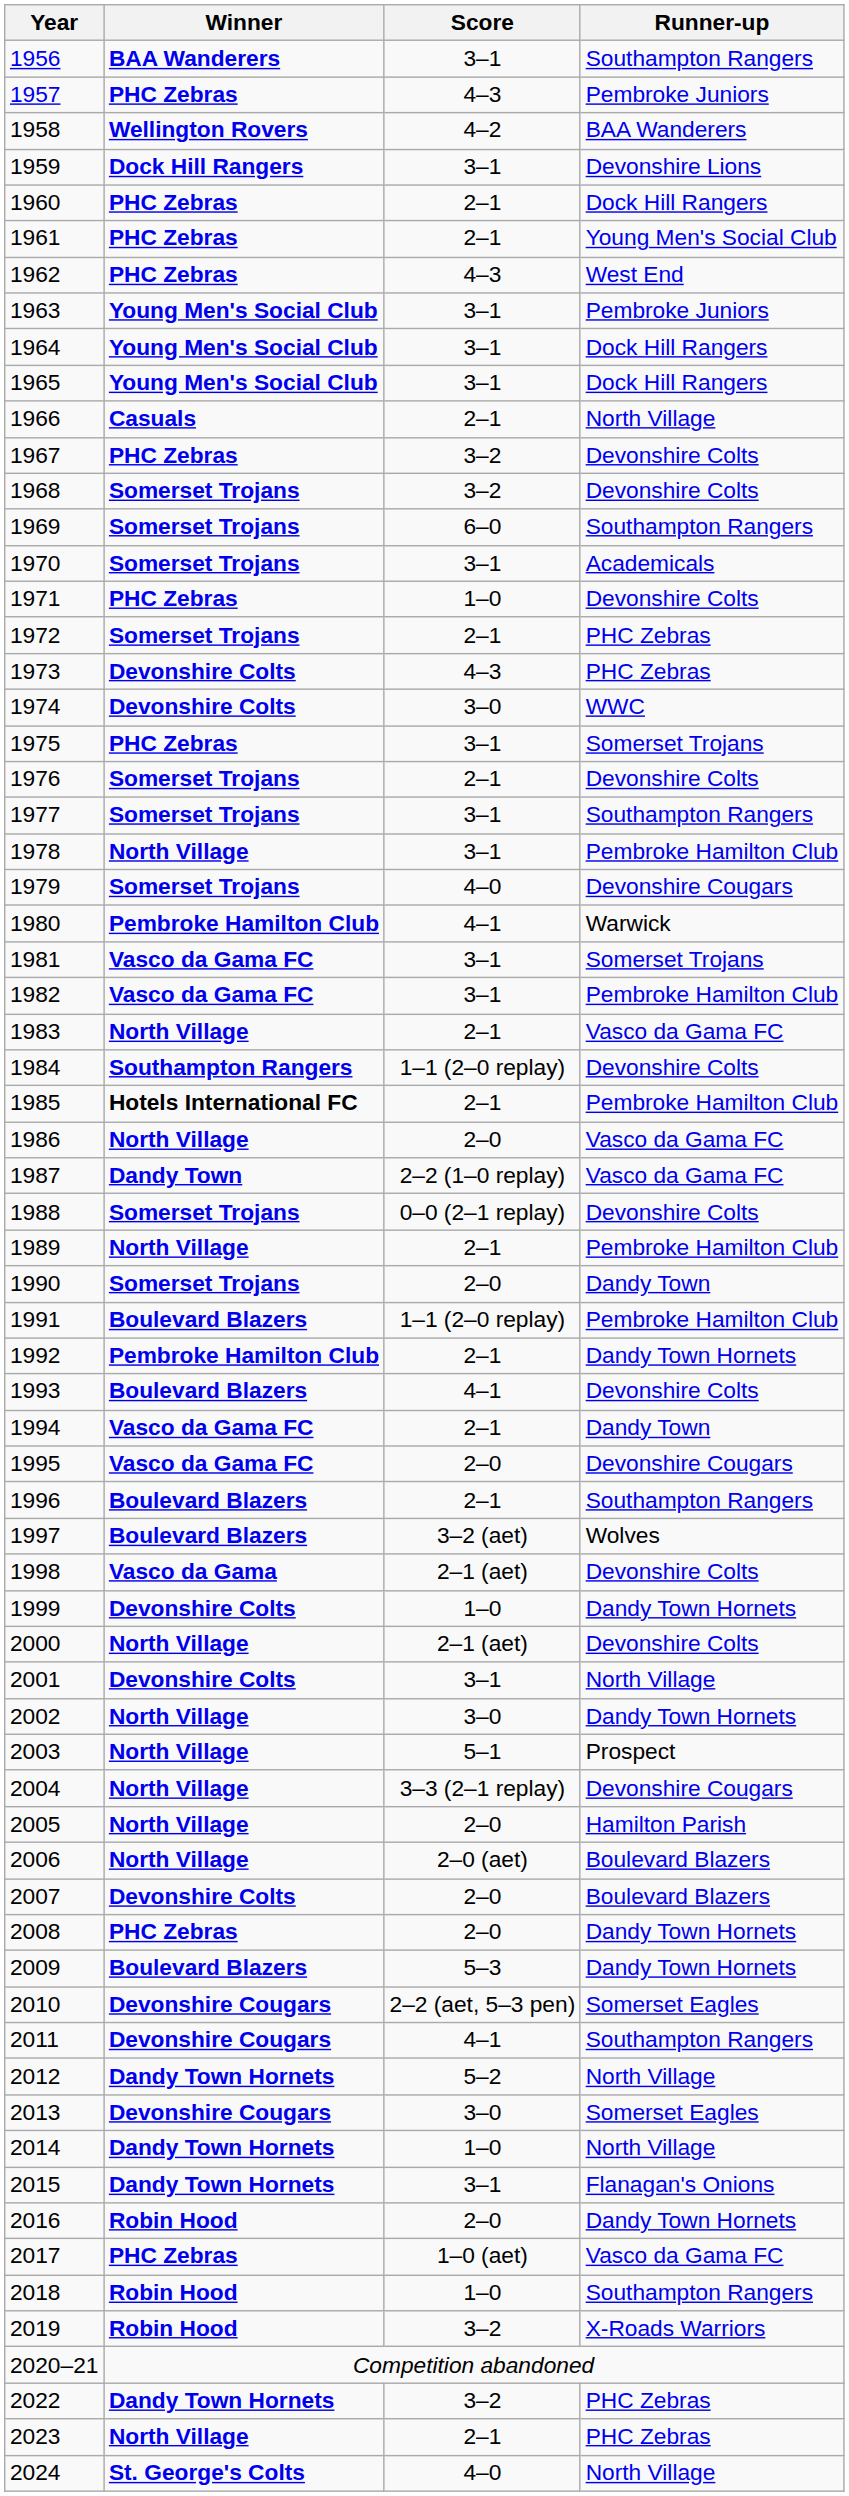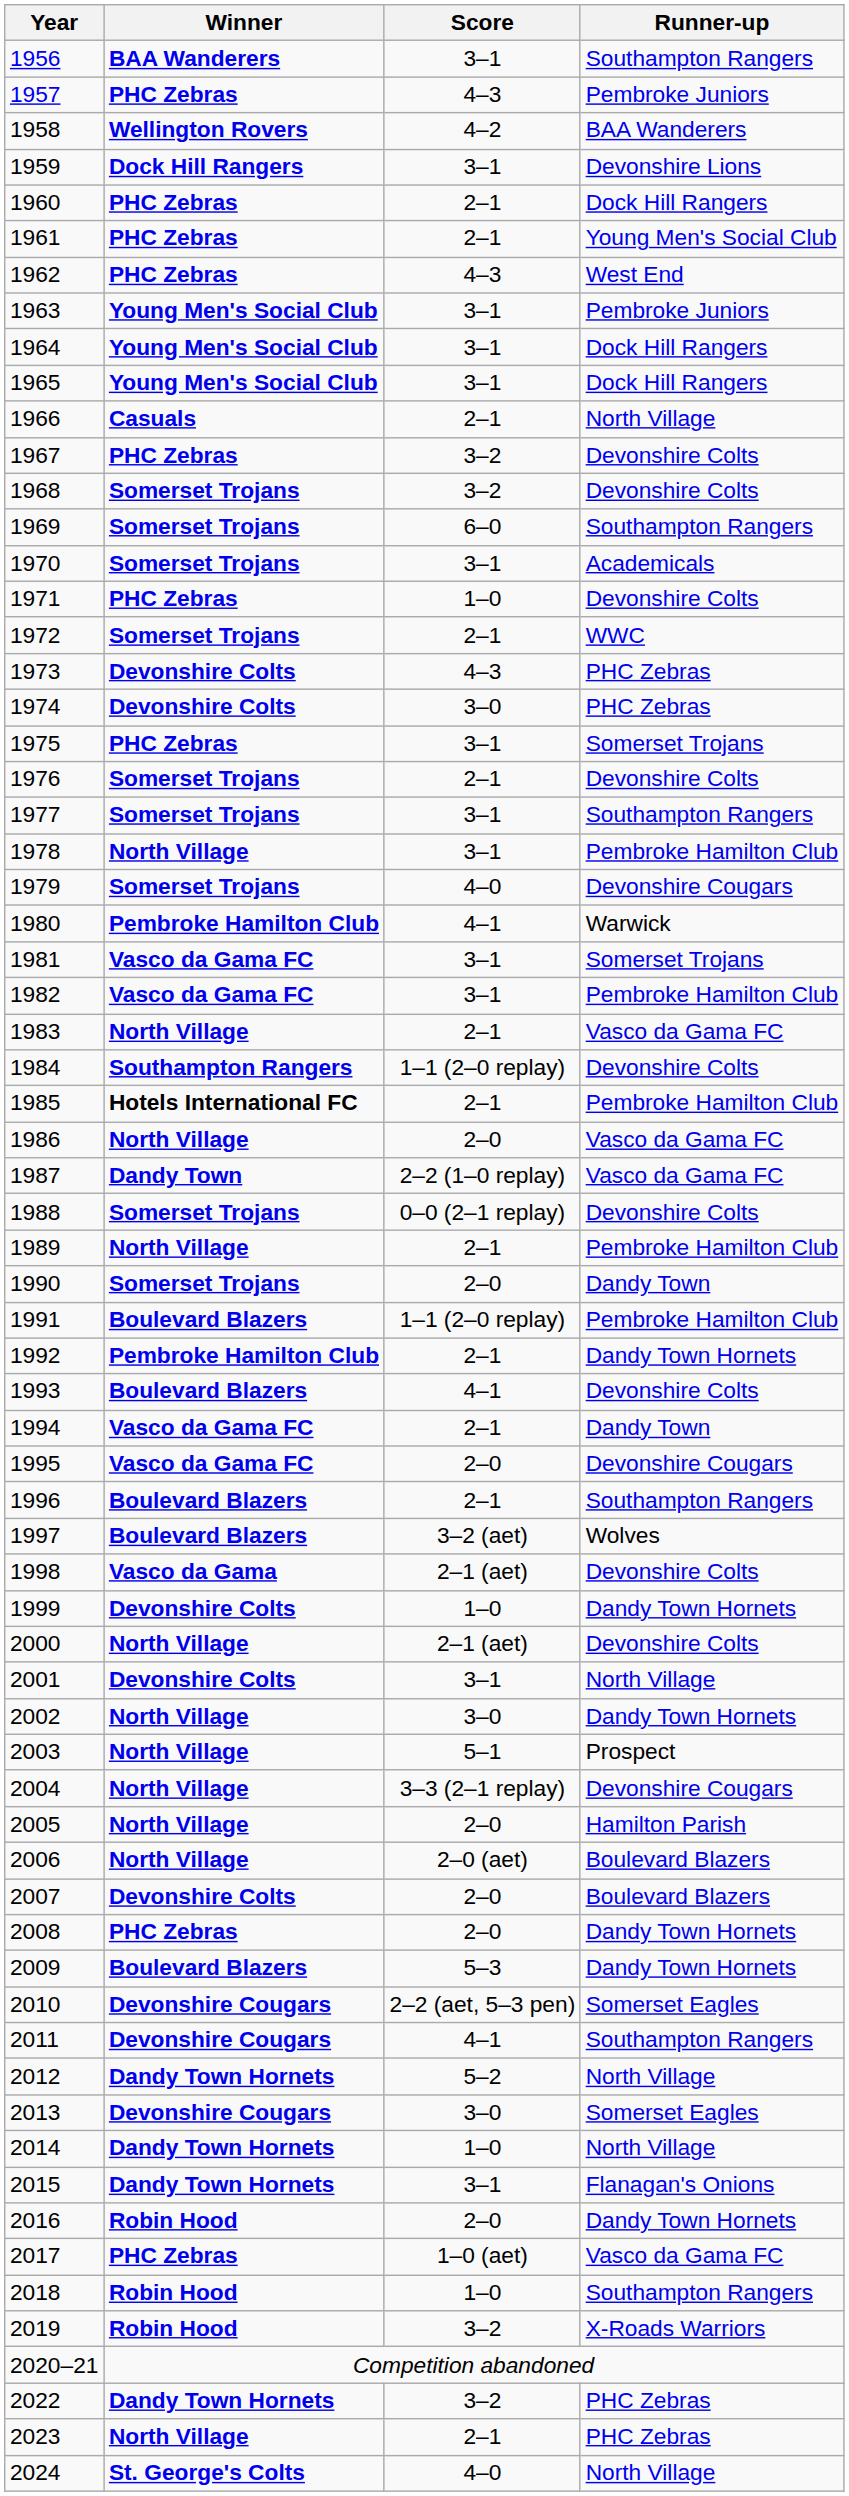(648, 635) PHC Zebras -> (615, 635) WWC
(615, 707) WWC -> (648, 707) PHC Zebras
